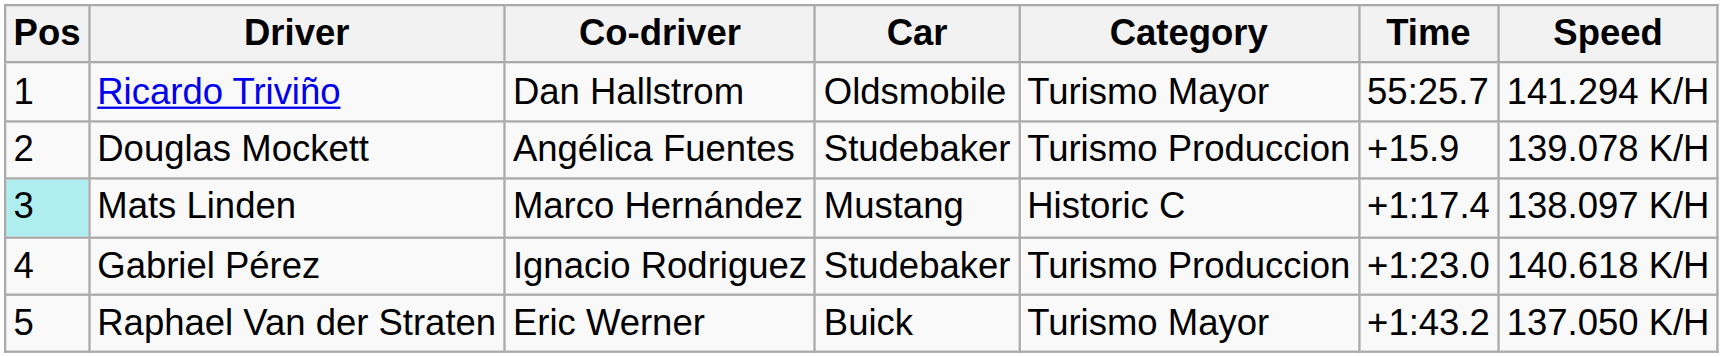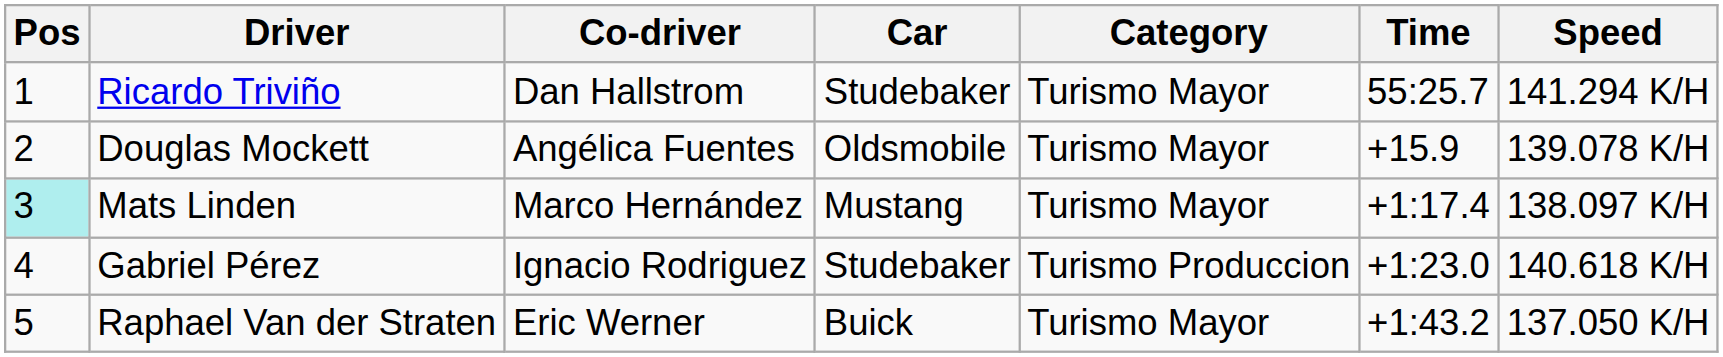(915, 91) Oldsmobile -> (917, 91) Studebaker
(917, 149) Studebaker -> (915, 149) Oldsmobile
(1189, 149) Turismo Produccion -> (1148, 149) Turismo Mayor
(1106, 206) Historic C -> (1148, 206) Turismo Mayor
